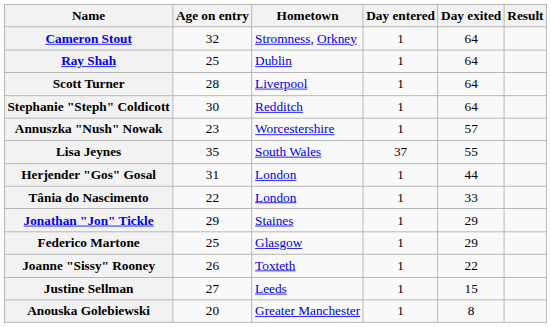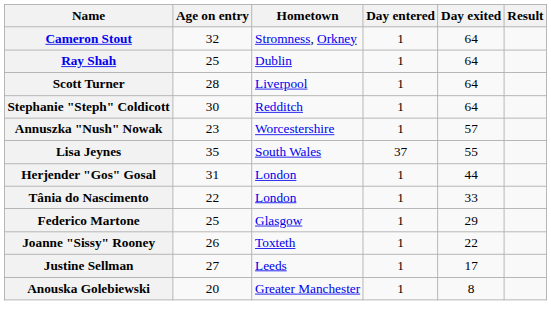- row: (89, 220)
(471, 288) 15 -> (471, 265) 17
